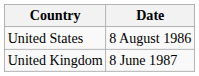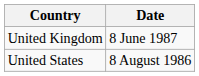rows swapped: (45, 37) <-> (55, 60)
